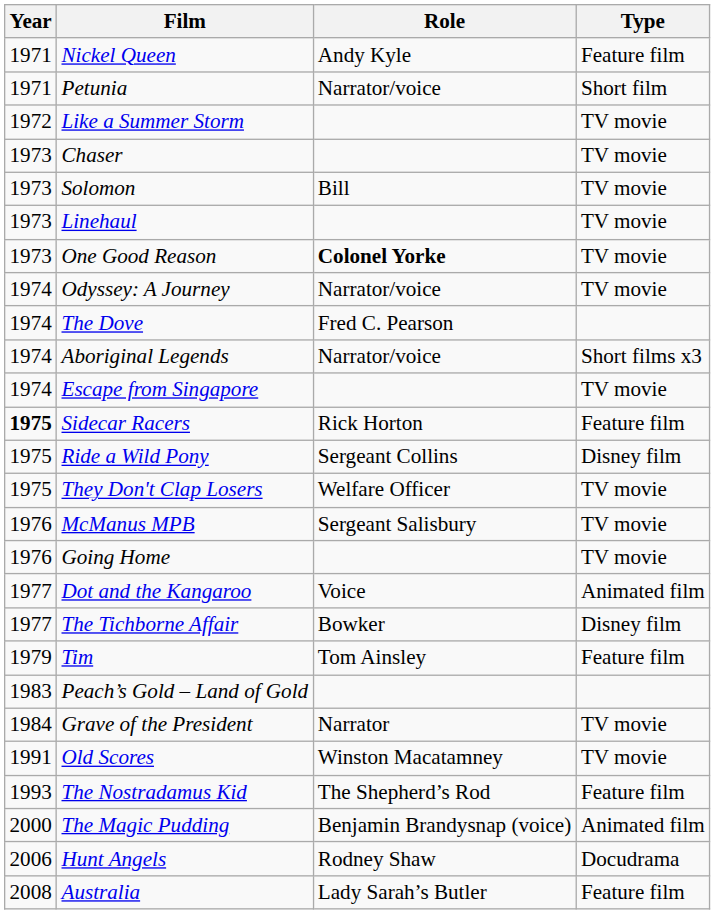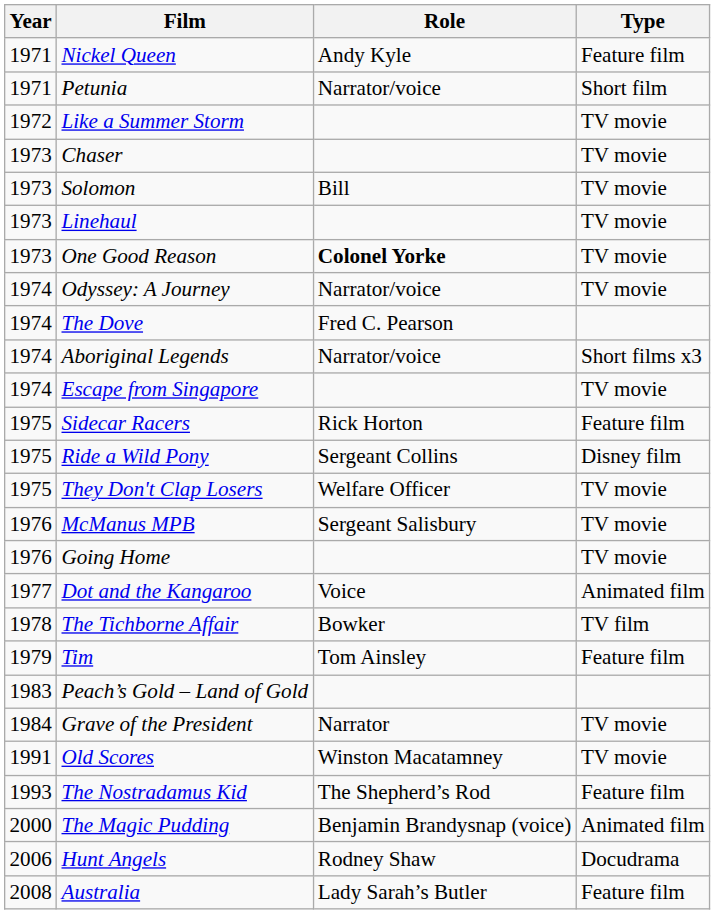(31, 423) bold -> (31, 423) normal
(31, 624) 1977 -> (31, 624) 1978
(631, 624) Disney film -> (615, 624) TV film
